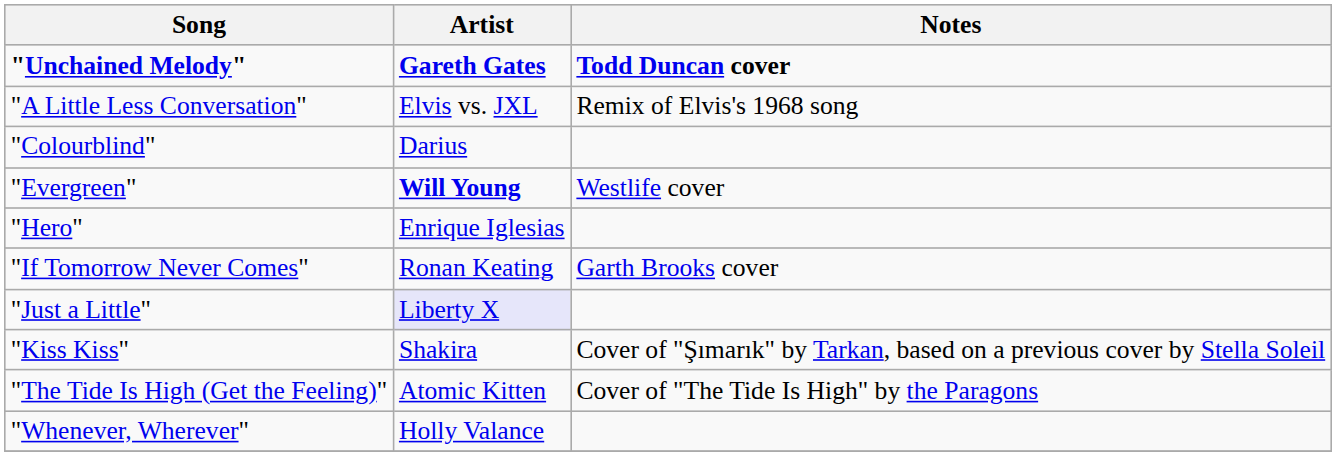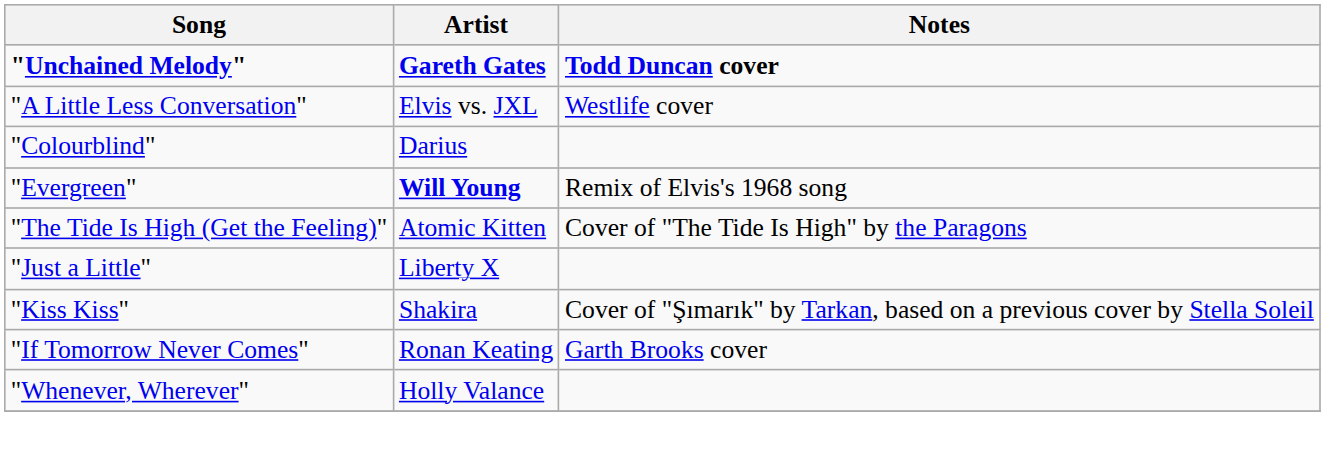(717, 106) Remix of Elvis's 1968 song -> (639, 106) Westlife cover
(650, 187) Westlife cover -> (706, 187) Remix of Elvis's 1968 song
- row: (47, 227)
rows swapped: (160, 268) <-> (199, 390)
(449, 308) lavender background -> (449, 268) no background
